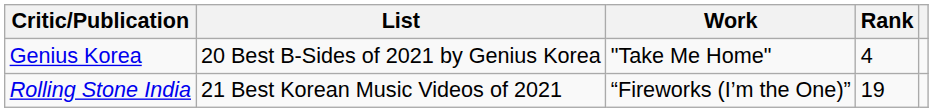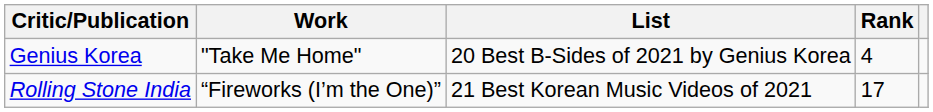columns swapped: (401, 21) <-> (731, 21)
(873, 90) 19 -> (873, 90) 17
